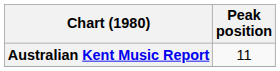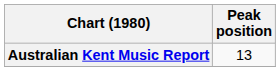(244, 54) 11 -> (244, 54) 13
